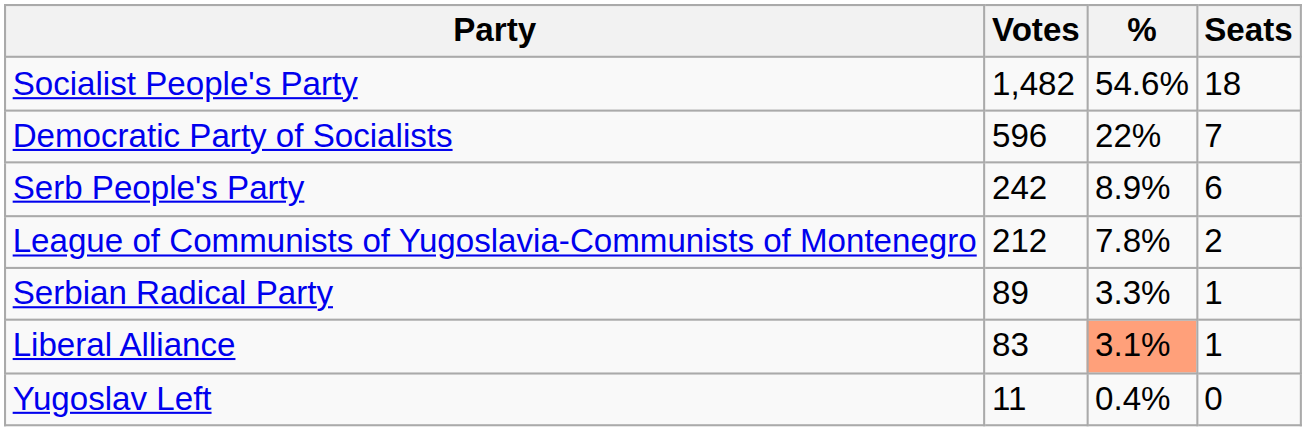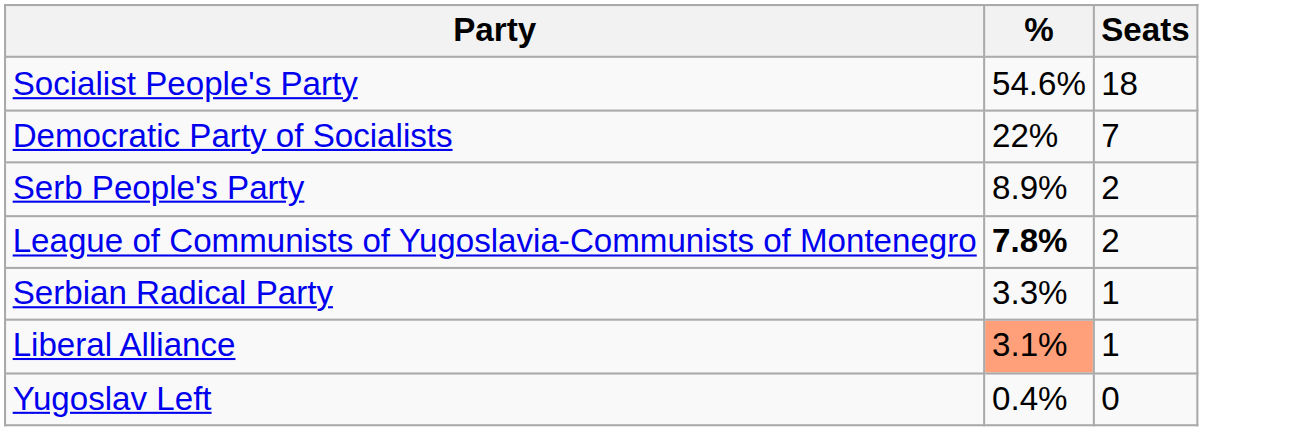- column: (1036, 30)
(1213, 188) 6 -> (1110, 188) 2
(1133, 240) normal -> (1030, 240) bold
